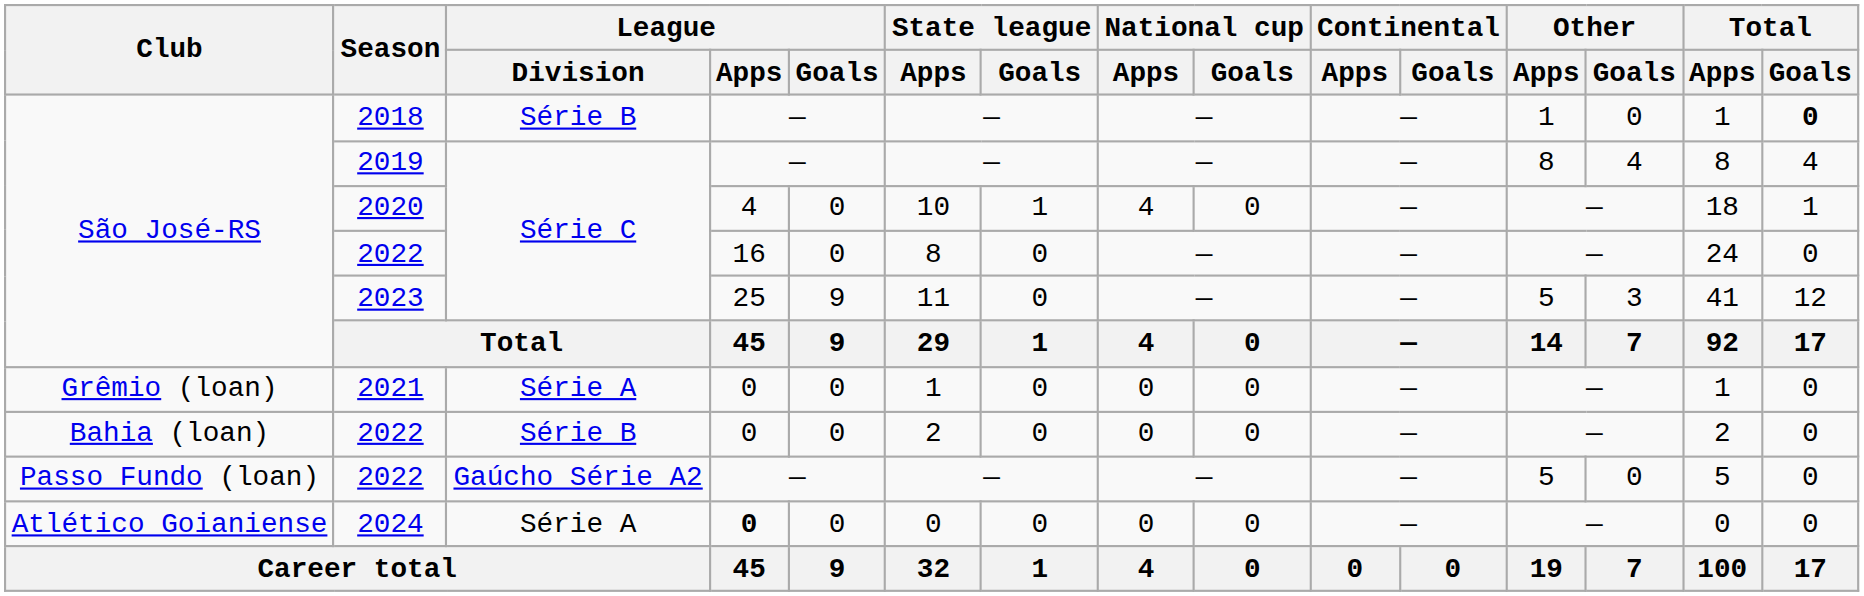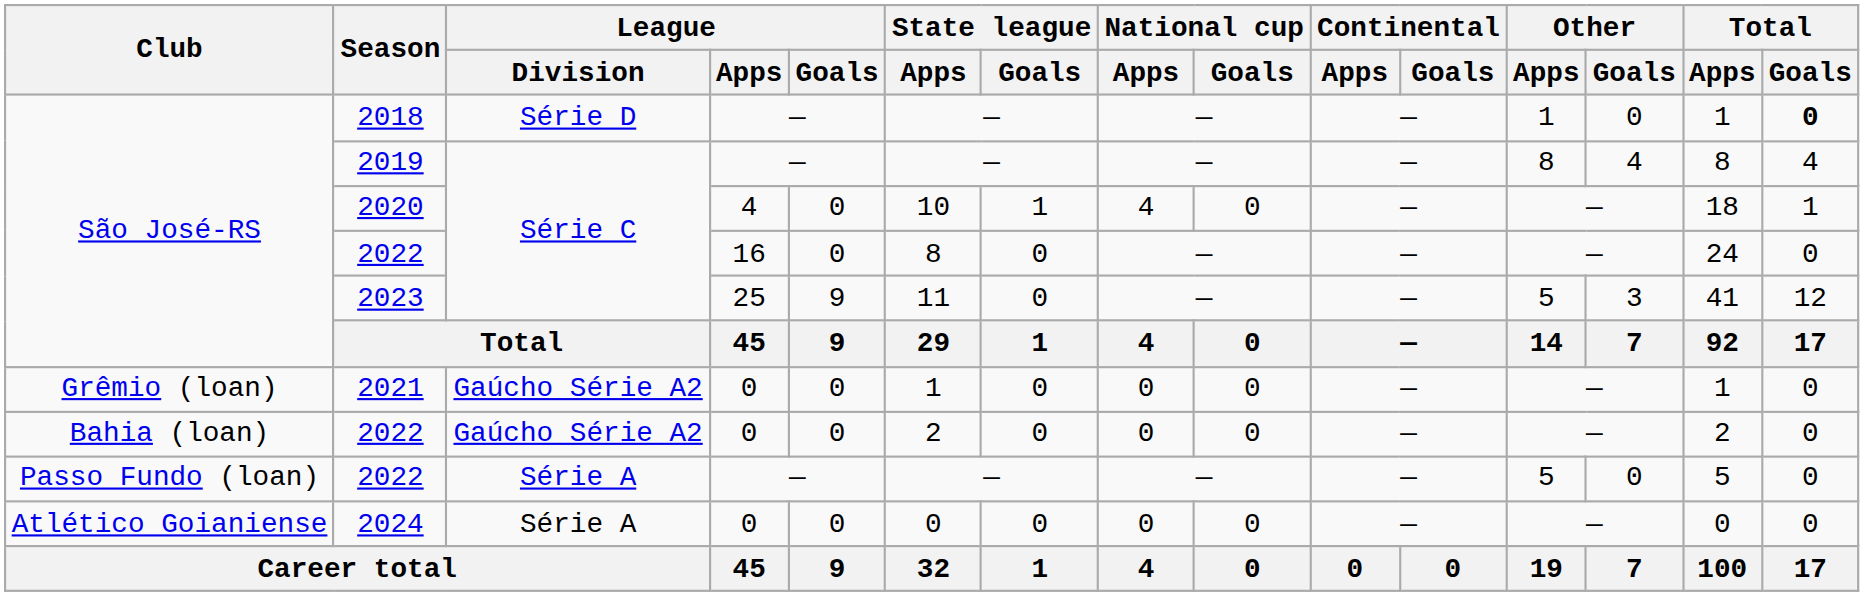(578, 118) Série B -> (578, 118) Série D
(578, 389) Série A -> (578, 389) Gaúcho Série A2
(578, 434) Série B -> (578, 434) Gaúcho Série A2
(578, 479) Gaúcho Série A2 -> (578, 479) Série A
(749, 524) bold -> (749, 524) normal
